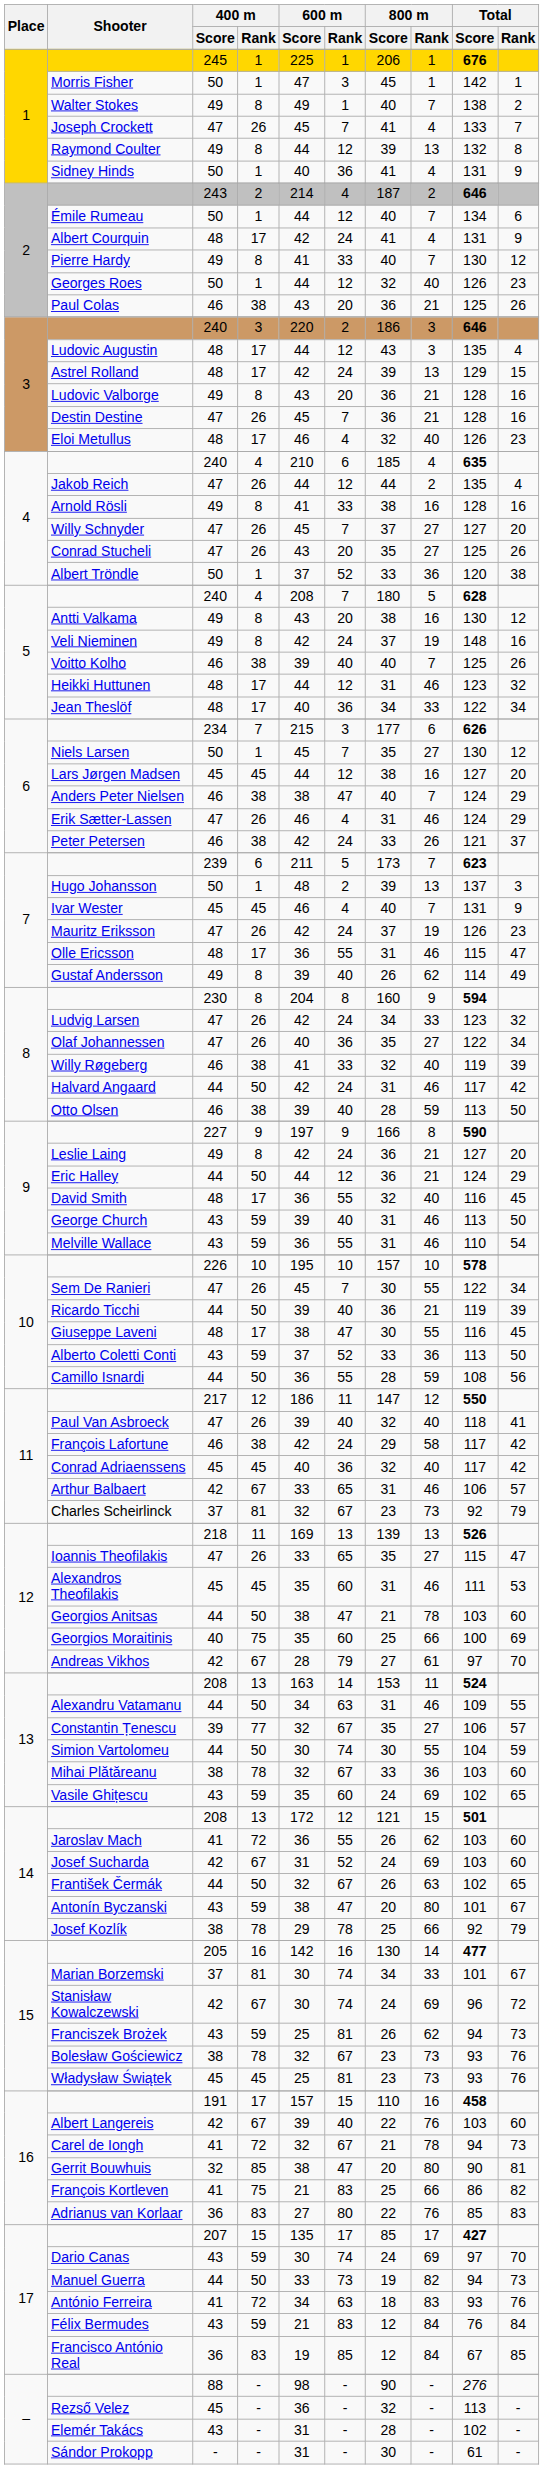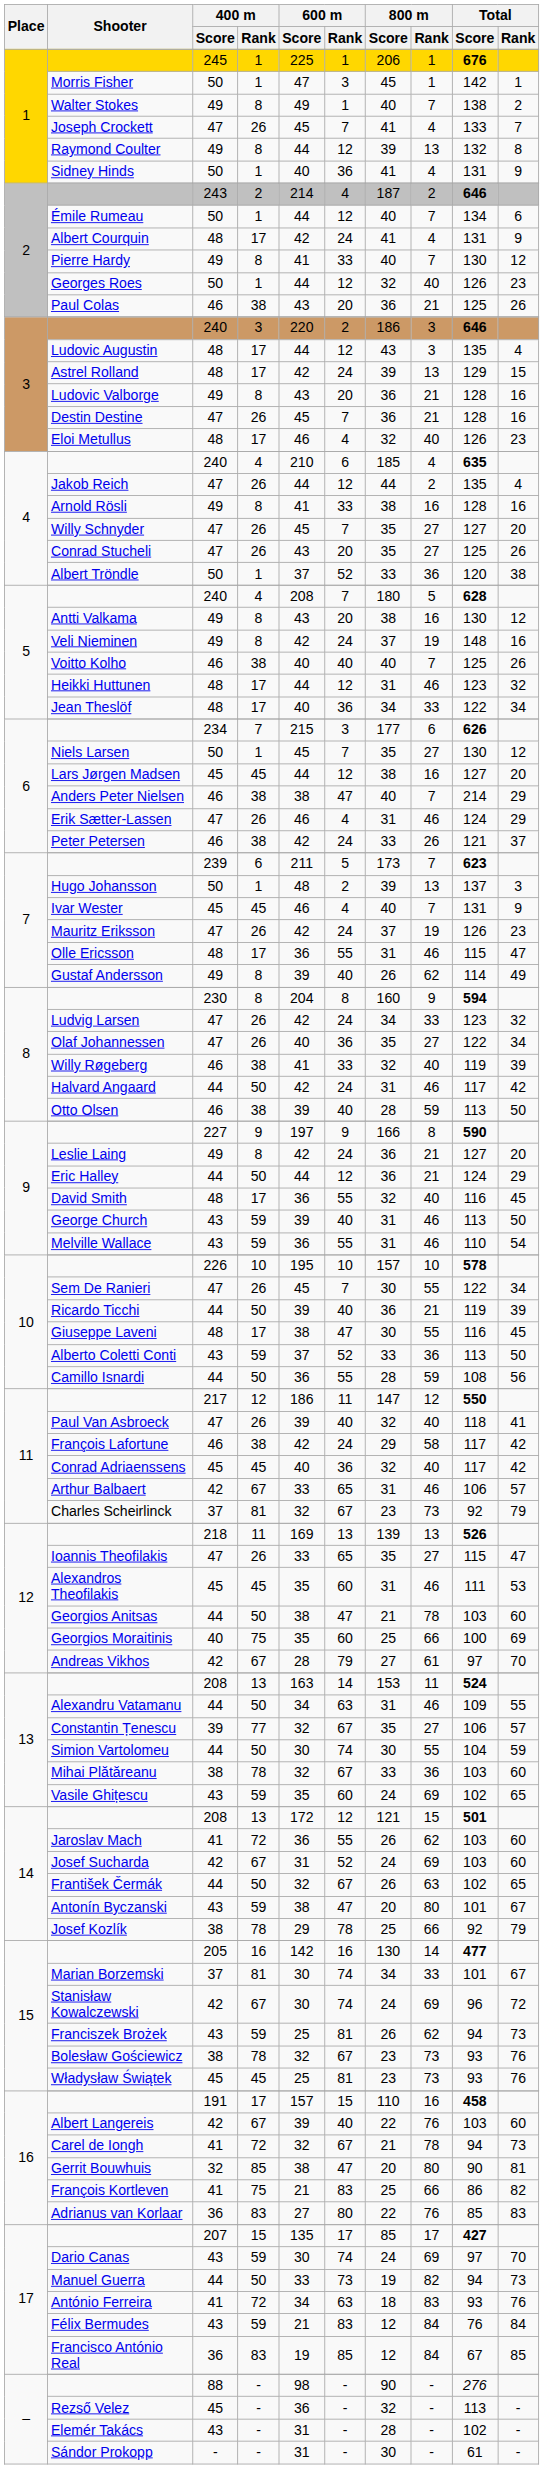(388, 529) 37 -> (388, 529) 35
(302, 663) 39 -> (302, 663) 40
(475, 797) 124 -> (475, 797) 214
